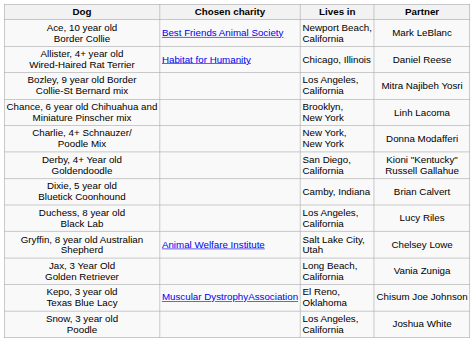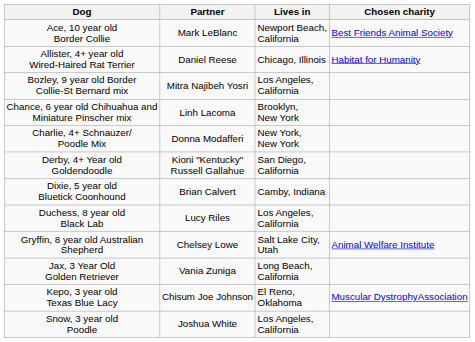columns swapped: (422, 12) <-> (230, 12)
